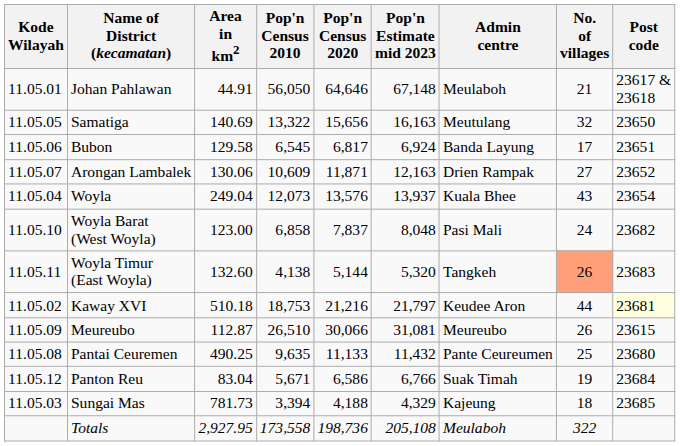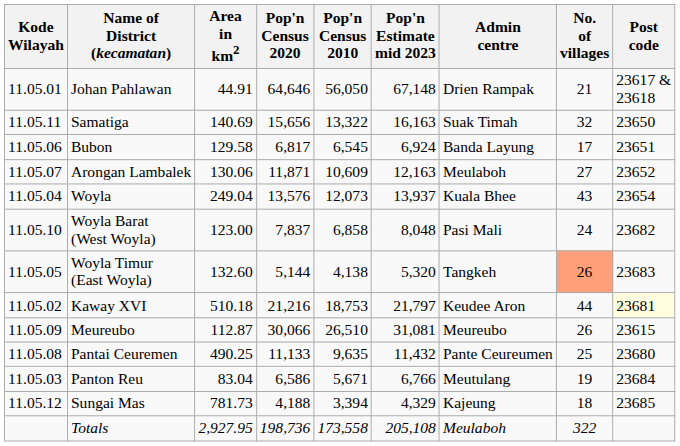columns swapped: (285, 36) <-> (343, 36)
(474, 89) Meulaboh -> (488, 89) Drien Rampak
(35, 122) 11.05.05 -> (35, 122) 11.05.11
(477, 122) Meutulang -> (480, 122) Suak Timah
(488, 171) Drien Rampak -> (474, 171) Meulaboh
(35, 271) 11.05.11 -> (35, 271) 11.05.05
(35, 379) 11.05.12 -> (35, 379) 11.05.03
(480, 379) Suak Timah -> (477, 379) Meutulang
(35, 403) 11.05.03 -> (35, 403) 11.05.12
